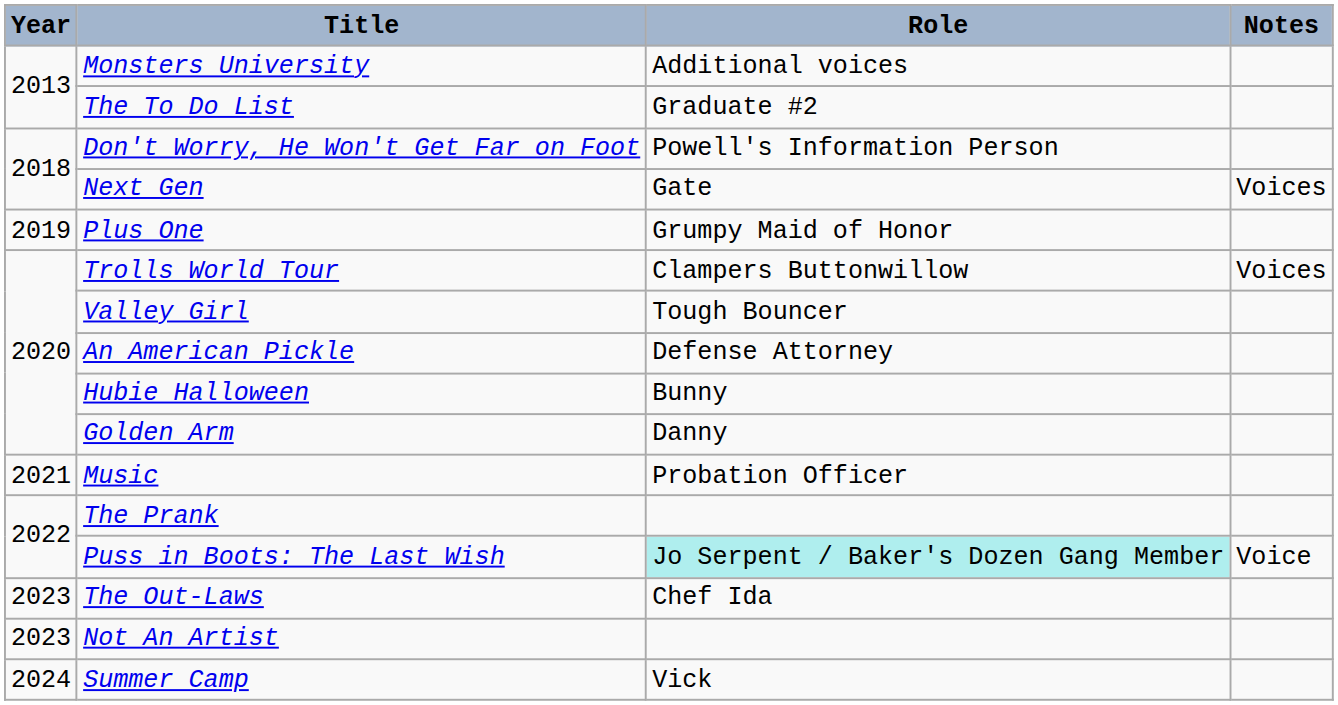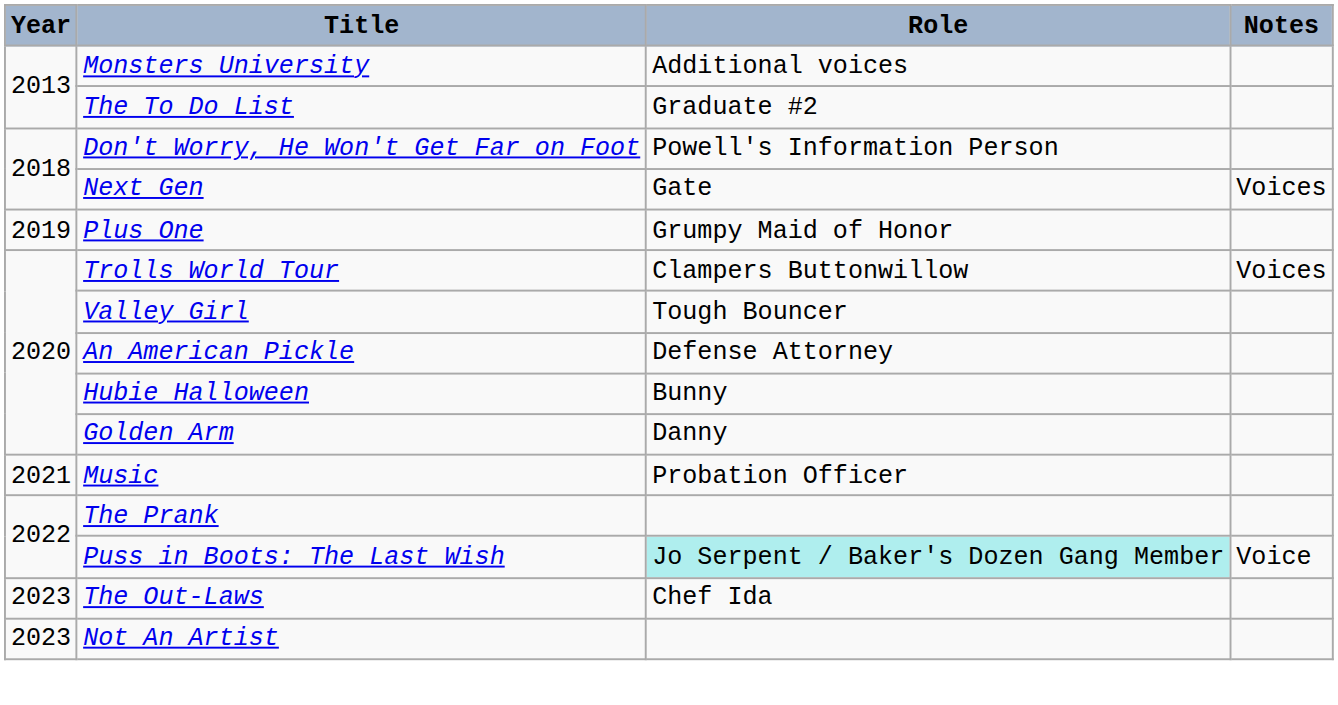- row: (166, 680)
